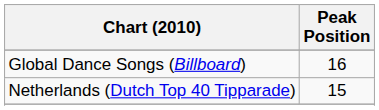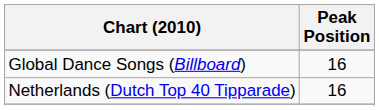(337, 90) 15 -> (337, 90) 16
